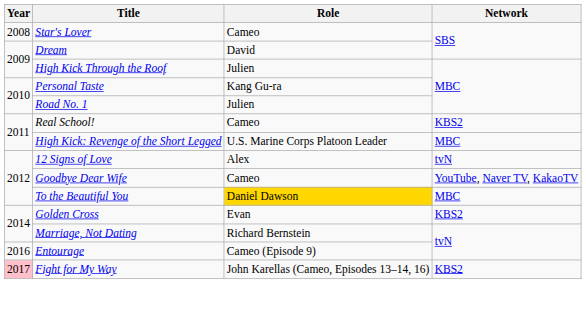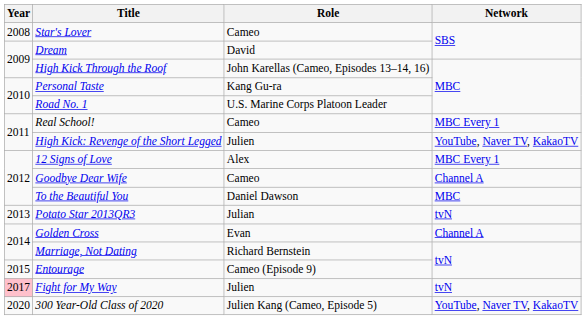(241, 68) Julien -> (328, 68) John Karellas (Cameo, Episodes 13–14, 16)
(241, 104) Julien -> (307, 104) U.S. Marine Corps Platoon Leader
(449, 123) KBS2 -> (467, 123) MBC Every 1
(307, 141) U.S. Marine Corps Platoon Leader -> (241, 141) Julien
(448, 141) MBC -> (506, 141) YouTube, Naver TV, KakaoTV
(443, 159) tvN -> (467, 159) MBC Every 1
(506, 178) YouTube, Naver TV, KakaoTV -> (459, 178) Channel A
(263, 196) gold background -> (263, 196) no background
+ row: (85, 214)
(449, 214) KBS2 -> (459, 232) Channel A
(19, 251) 2016 -> (19, 269) 2015
(328, 269) John Karellas (Cameo, Episodes 13–14, 16) -> (241, 287) Julien
(449, 269) KBS2 -> (443, 287) tvN
+ row: (99, 305)
